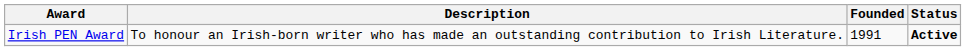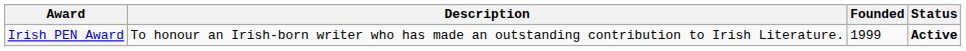(866, 35) 1991 -> (866, 35) 1999
